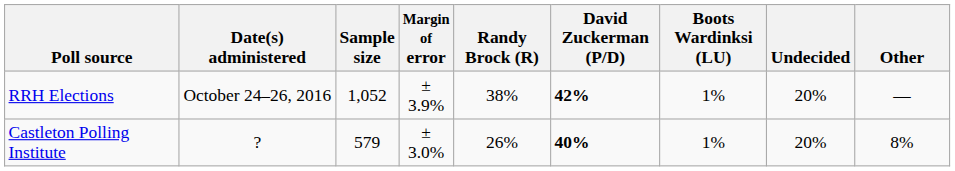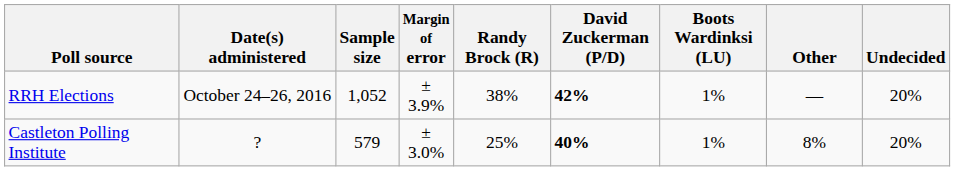columns swapped: (902, 57) <-> (811, 57)
(502, 142) 26% -> (502, 142) 25%
